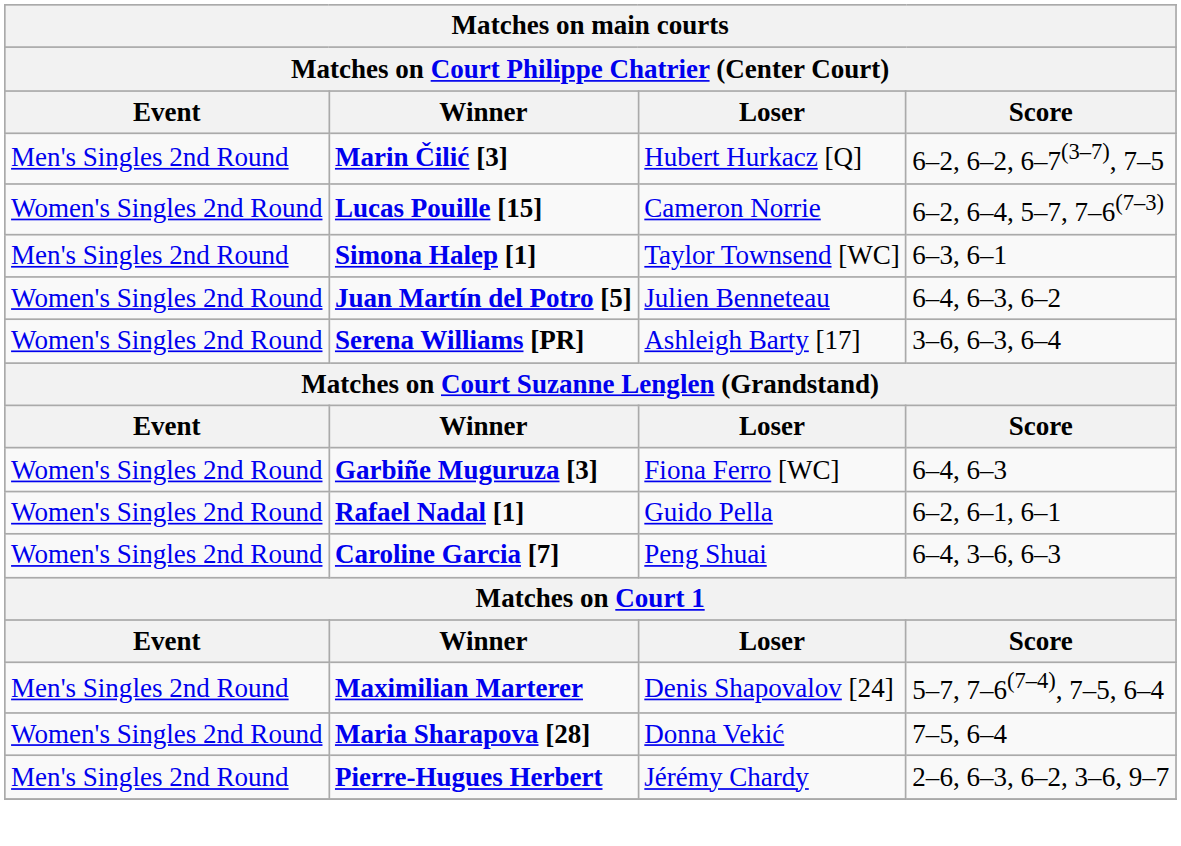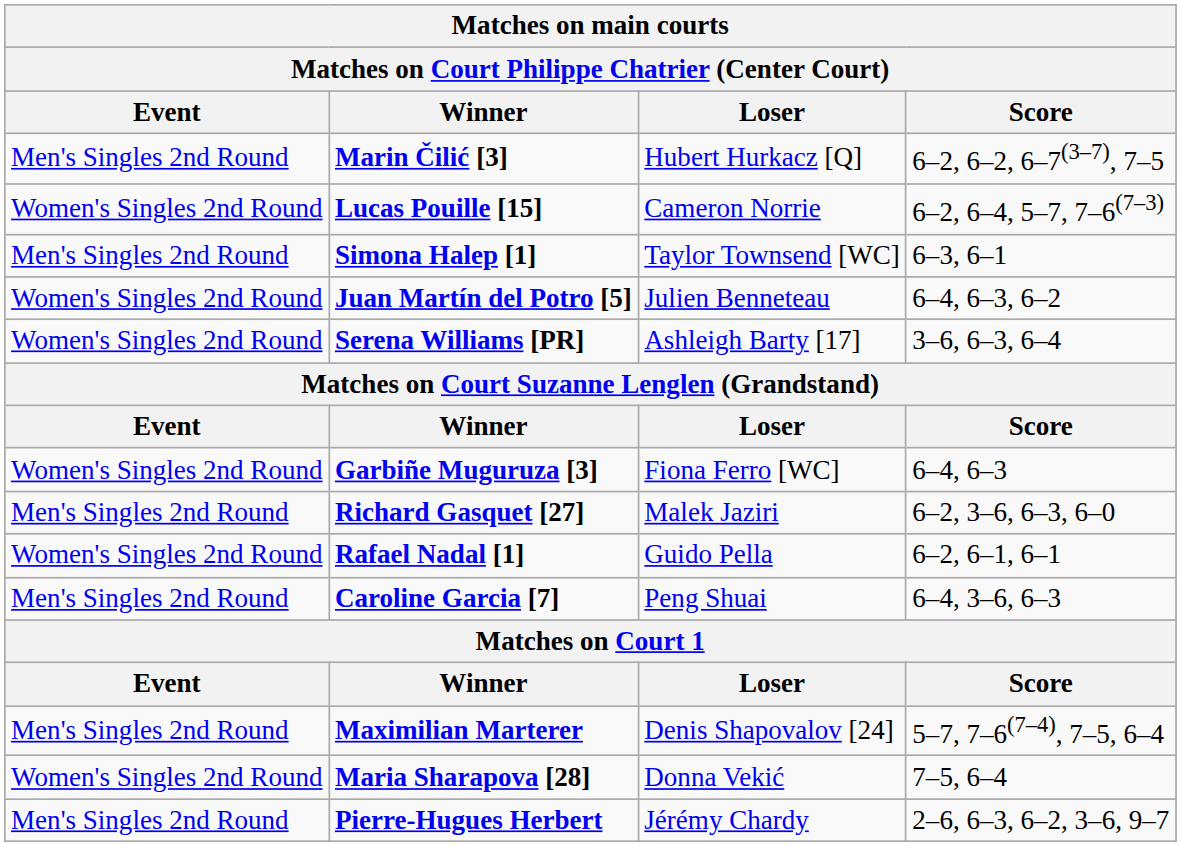+ row: (460, 512)
(167, 555) Women's Singles 2nd Round -> (150, 598) Men's Singles 2nd Round
